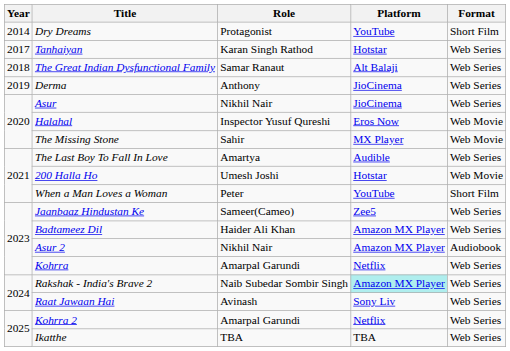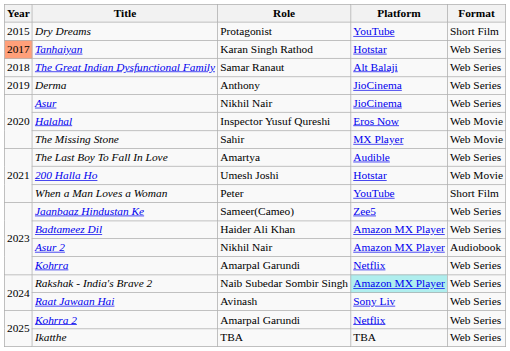(18, 31) 2014 -> (18, 31) 2015
(18, 49) no background -> (18, 49) lightsalmon background
